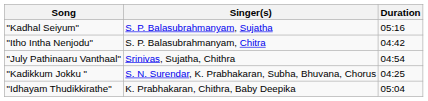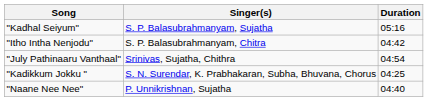- row: (59, 89)
+ row: (45, 89)
